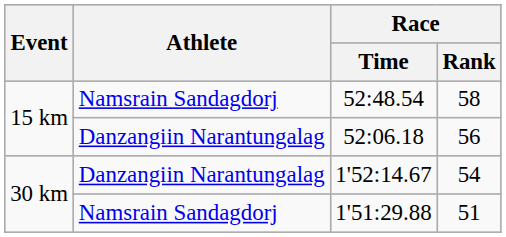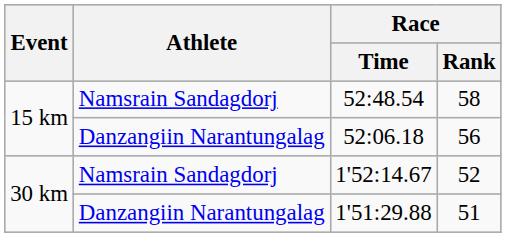(202, 174) Danzangiin Narantungalag -> (178, 174) Namsrain Sandagdorj
(469, 174) 54 -> (469, 174) 52
(178, 212) Namsrain Sandagdorj -> (202, 212) Danzangiin Narantungalag
